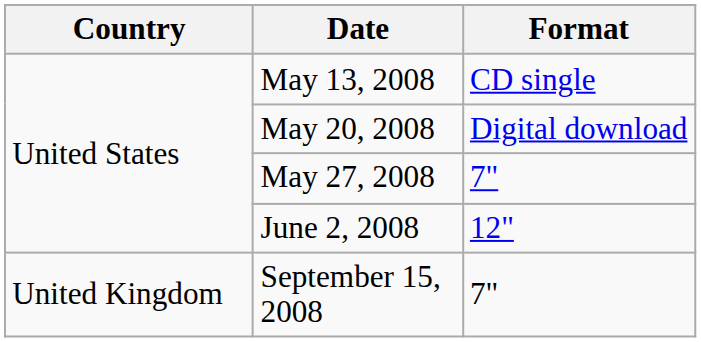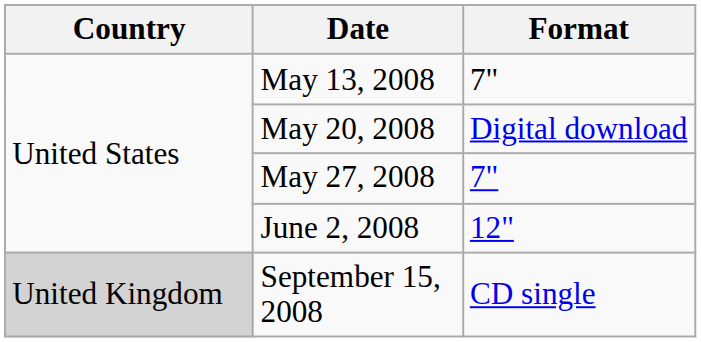(533, 78) CD single -> (484, 78) 7"
(117, 294) no background -> (117, 294) lightgrey background
(484, 294) 7" -> (533, 294) CD single
